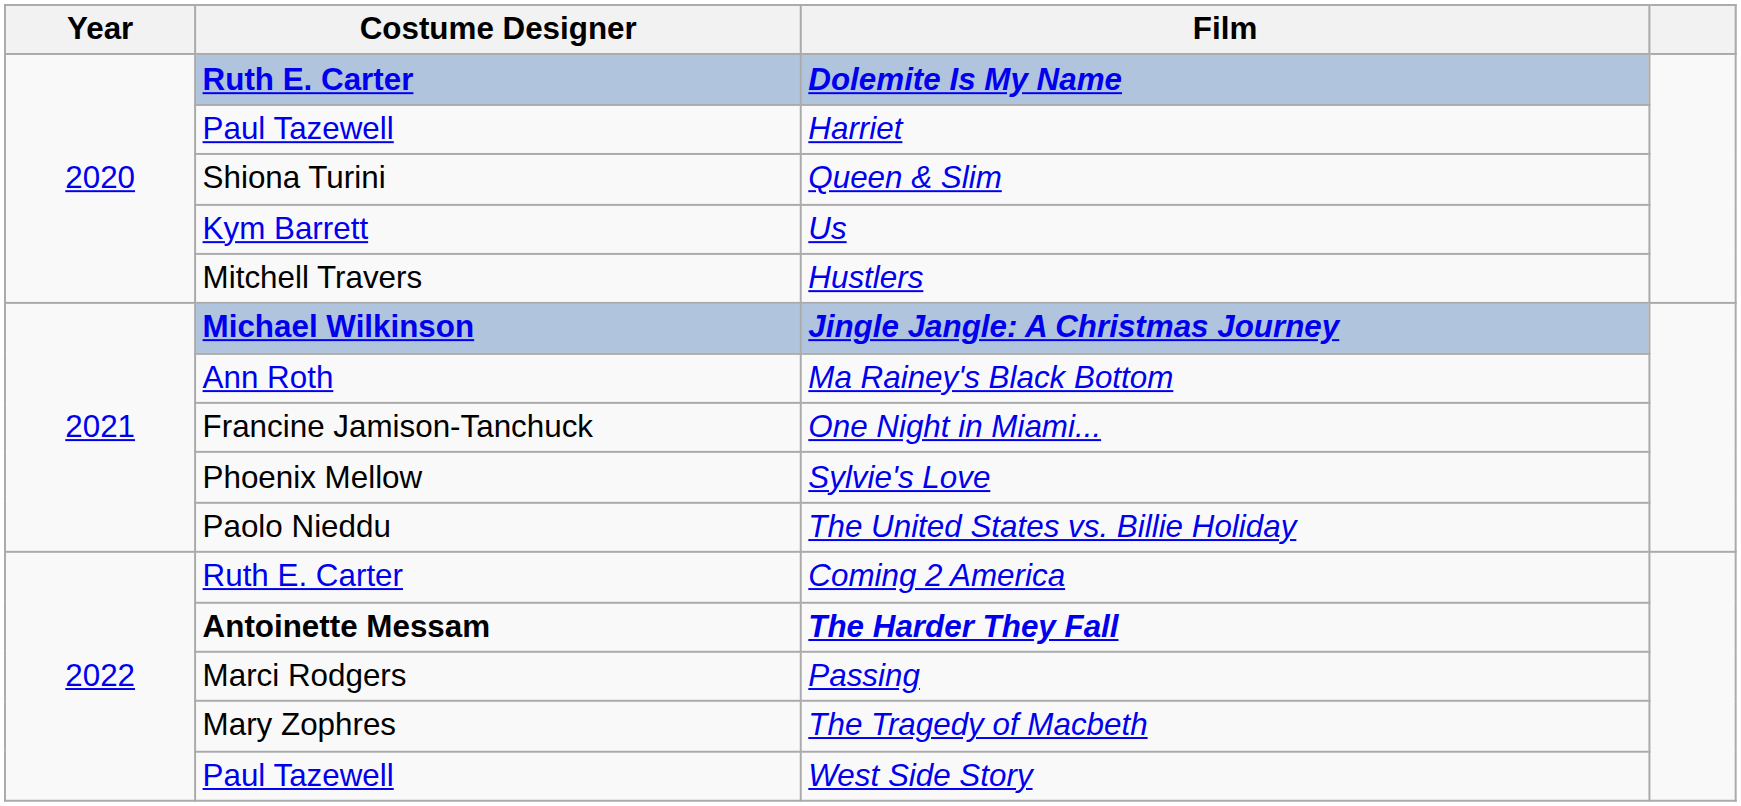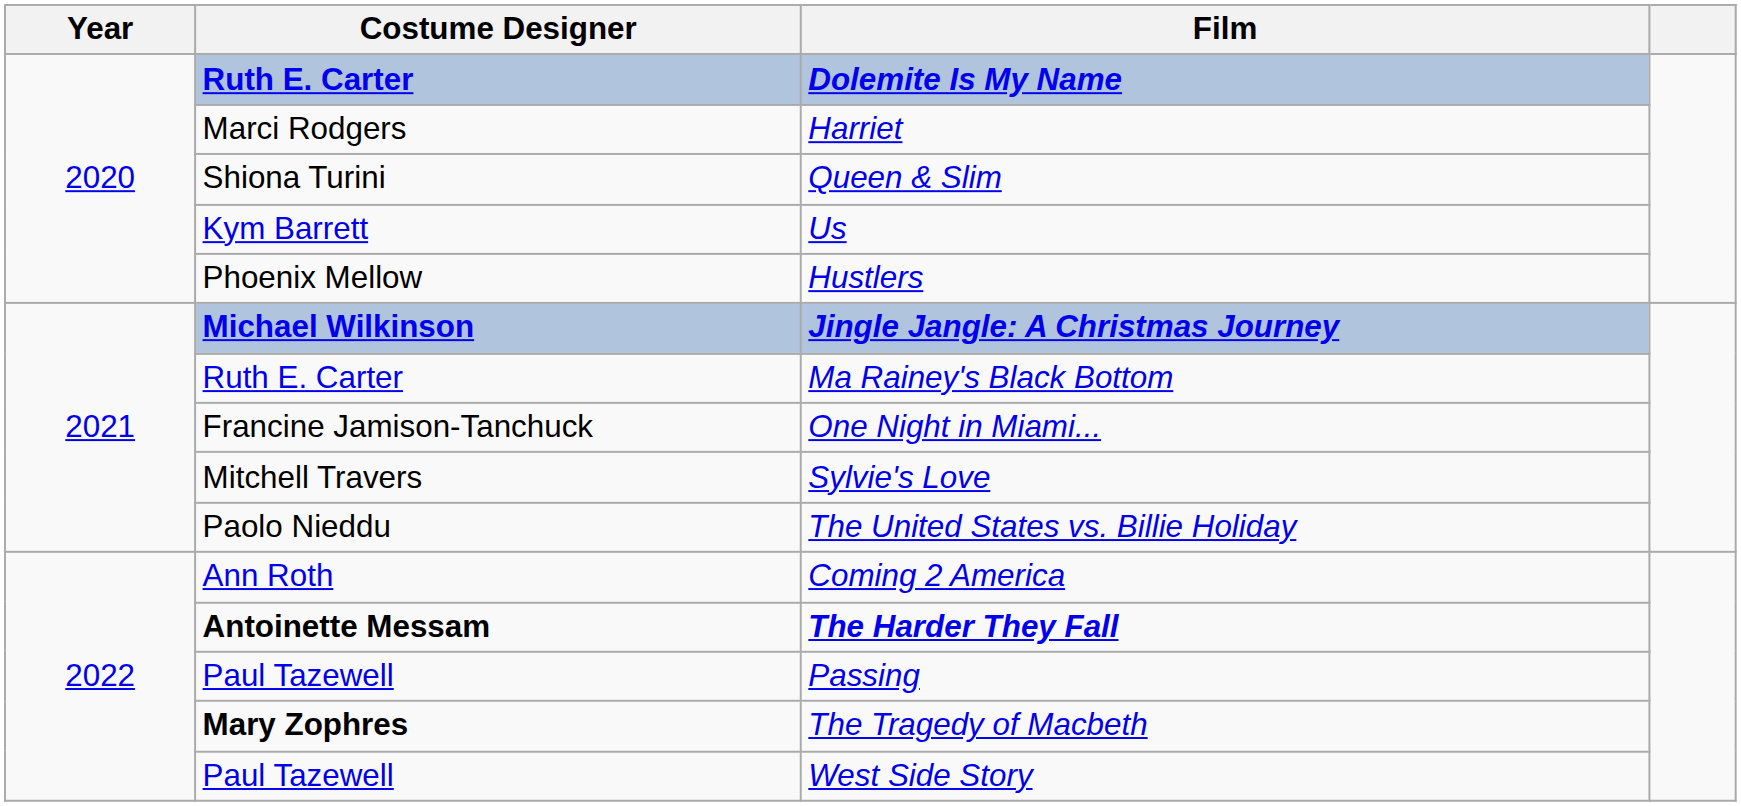(298, 128) Paul Tazewell -> (305, 128) Marci Rodgers
(312, 278) Mitchell Travers -> (312, 278) Phoenix Mellow
(268, 377) Ann Roth -> (303, 377) Ruth E. Carter
(312, 476) Phoenix Mellow -> (312, 476) Mitchell Travers
(303, 576) Ruth E. Carter -> (268, 576) Ann Roth
(305, 675) Marci Rodgers -> (298, 675) Paul Tazewell
(299, 725) normal -> (305, 725) bold
